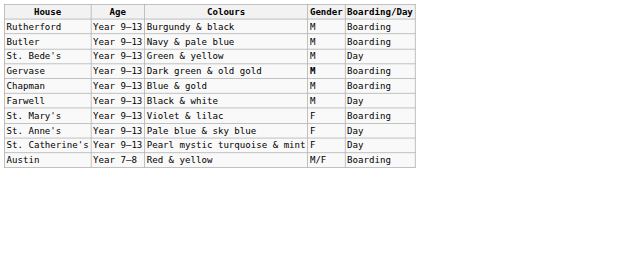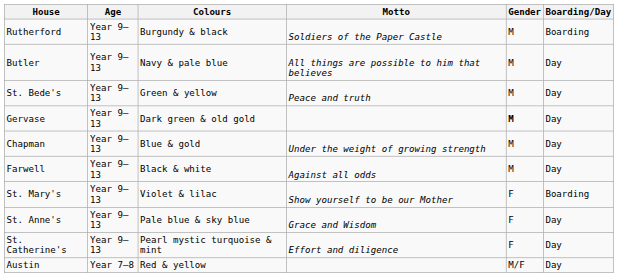+ column: (396, 12)
(369, 41) Boarding -> (554, 62) Day
(369, 71) Boarding -> (554, 118) Day
(369, 86) Boarding -> (554, 144) Day
(369, 160) Boarding -> (554, 265) Day
